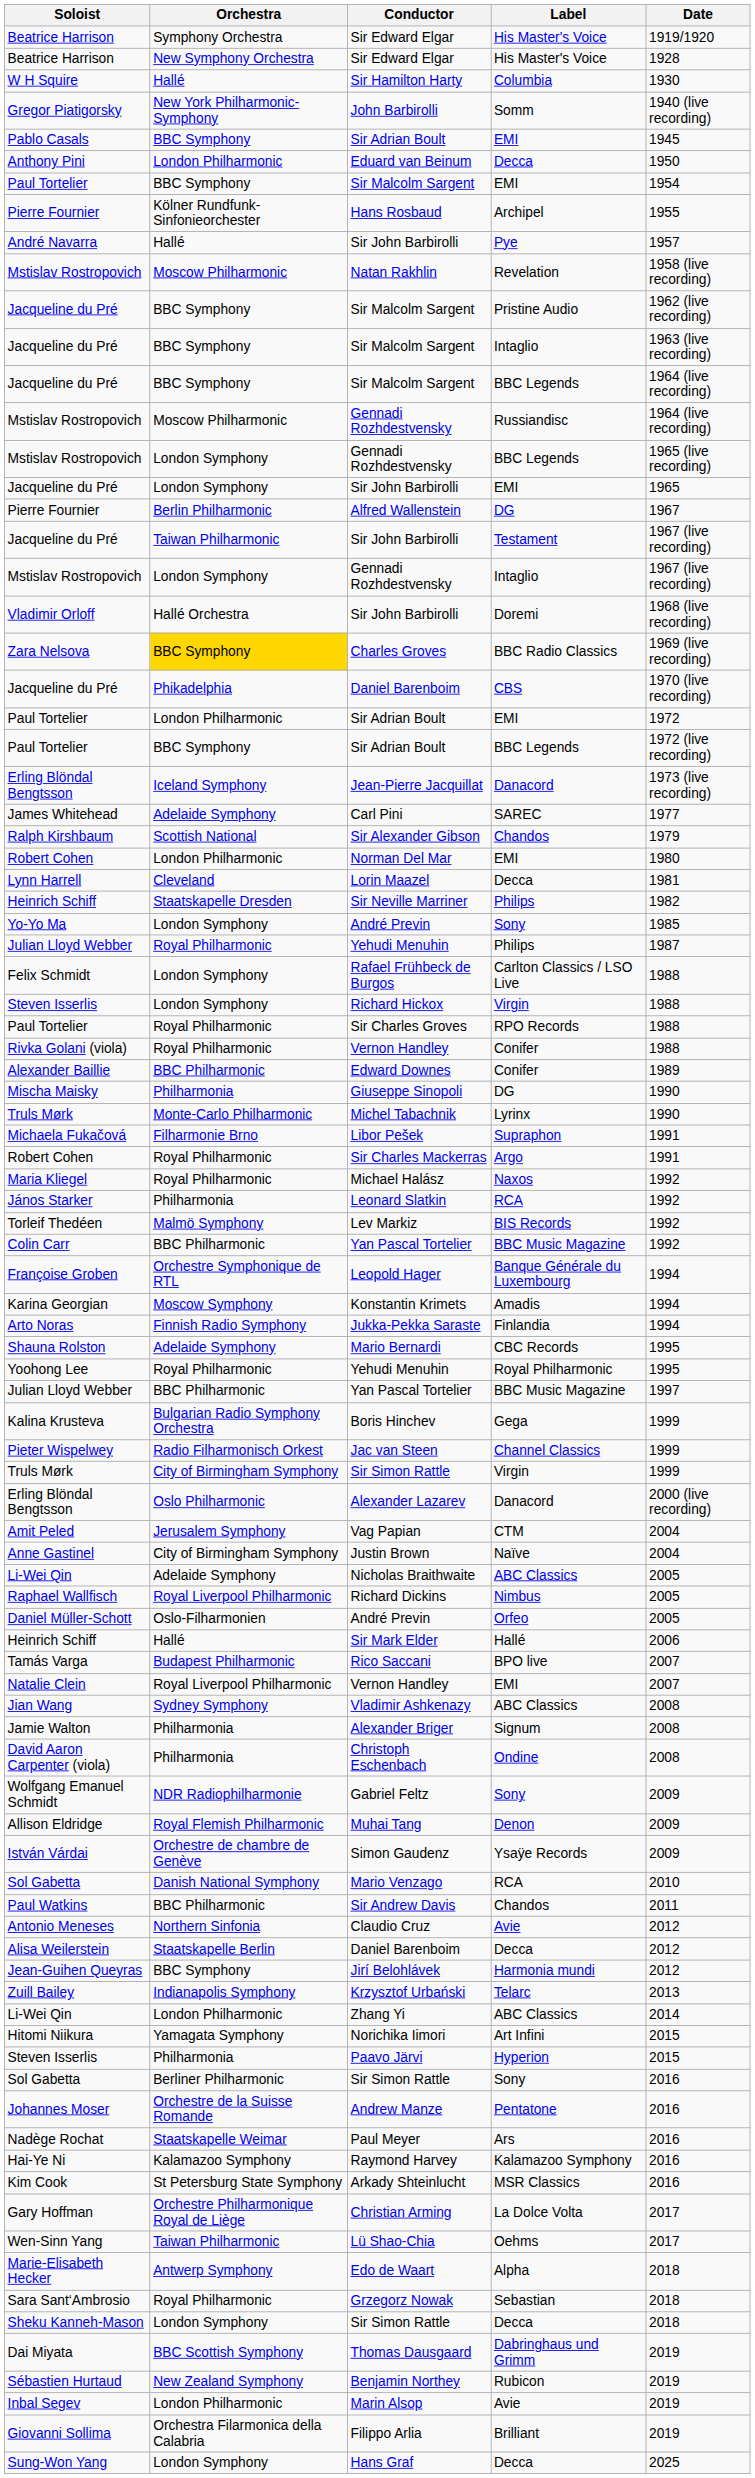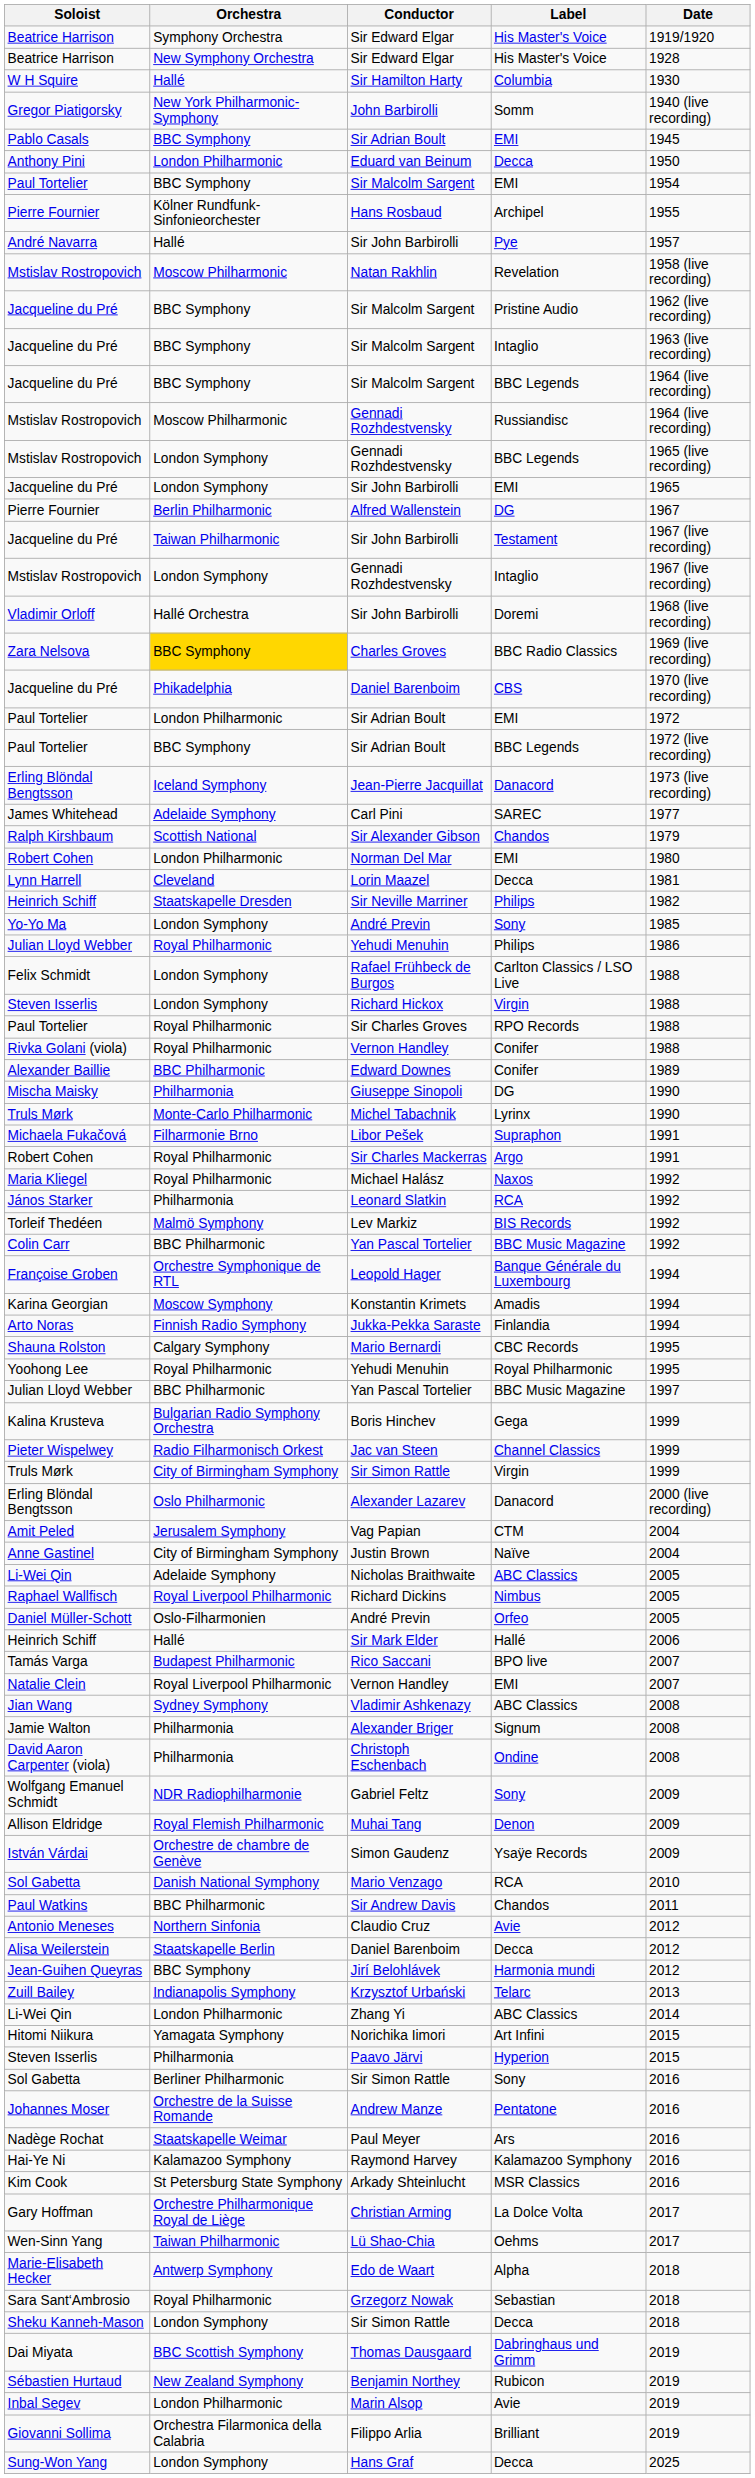(664, 945) 1987 -> (664, 945) 1986
(214, 1347) Adelaide Symphony -> (211, 1347) Calgary Symphony
